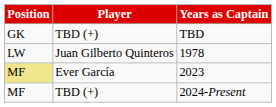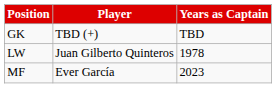(16, 72) khaki background -> (16, 72) no background
- row: (212, 92)
